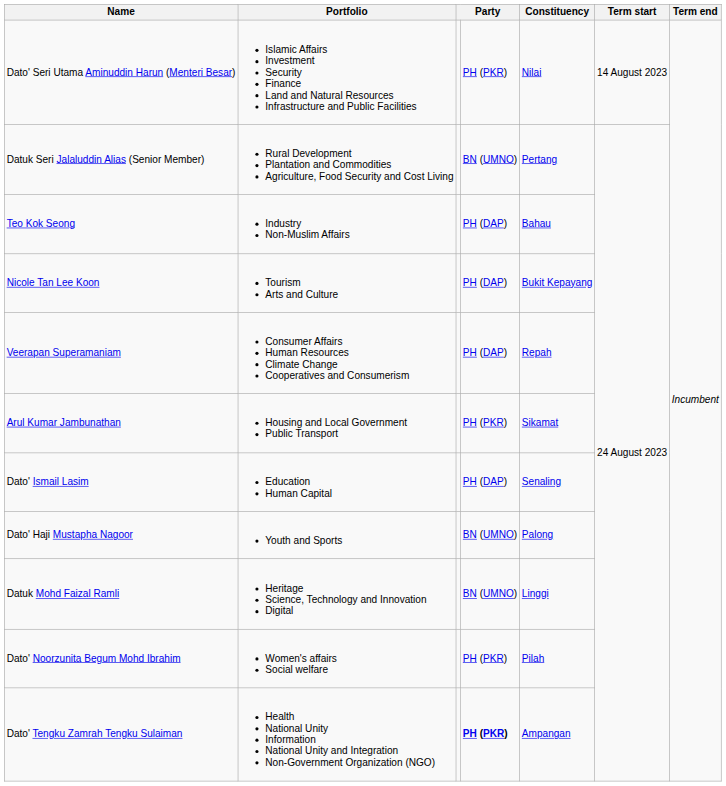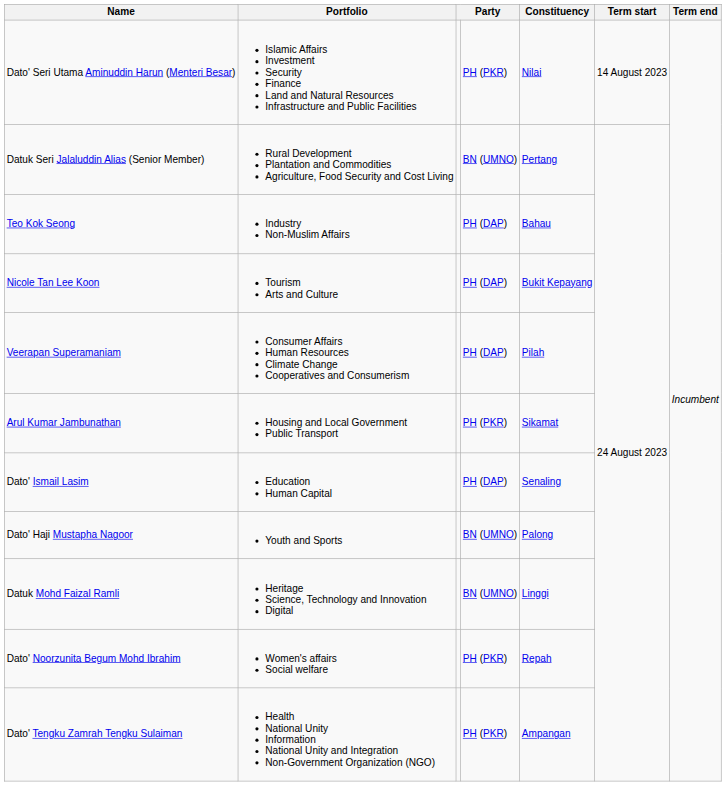(537, 353) Repah -> (533, 353) Pilah
(533, 658) Pilah -> (537, 658) Repah
(485, 734) bold -> (485, 734) normal
